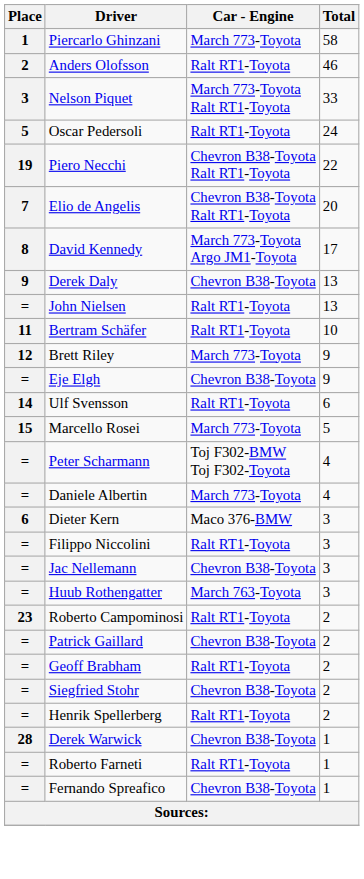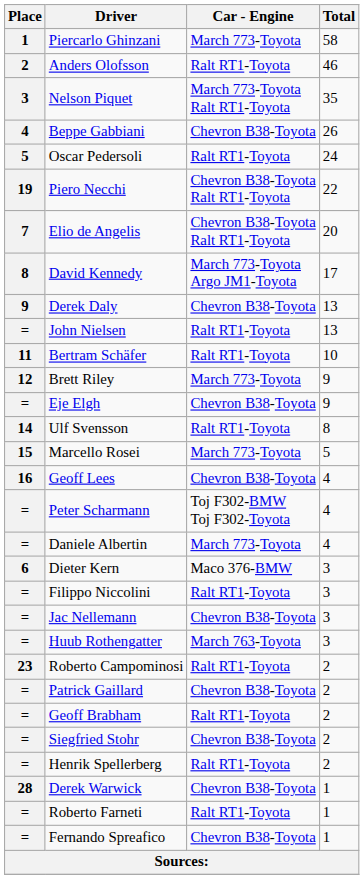(330, 98) 33 -> (330, 98) 35
+ row: (97, 131)
(326, 404) 6 -> (326, 428) 8
+ row: (82, 477)
